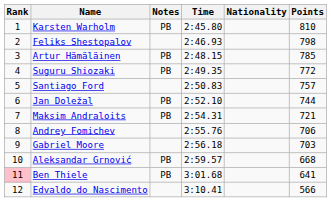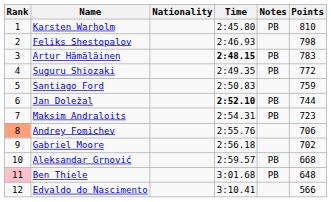columns swapped: (257, 12) <-> (166, 12)
(203, 56) normal -> (236, 56) bold
(308, 56) 785 -> (308, 56) 783
(308, 86) 757 -> (308, 86) 759
(203, 101) normal -> (236, 101) bold
(308, 116) 721 -> (308, 116) 723
(17, 130) no background -> (17, 130) lightsalmon background
(308, 145) 703 -> (308, 145) 702
(308, 175) 641 -> (308, 175) 648
